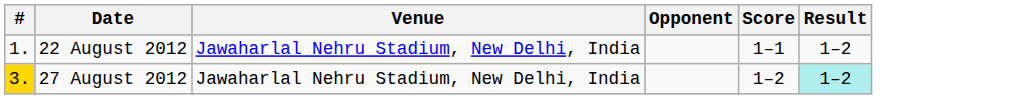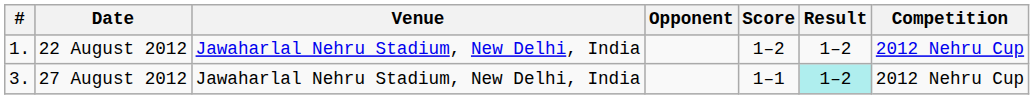+ column: (950, 19)
(769, 49) 1–1 -> (769, 49) 1–2
(20, 79) gold background -> (20, 79) no background
(769, 79) 1–2 -> (769, 79) 1–1
